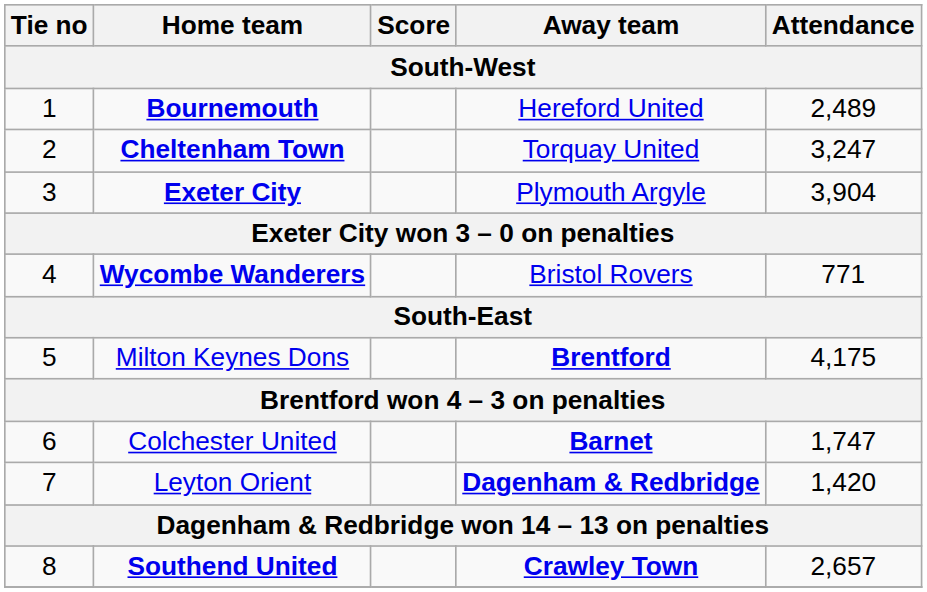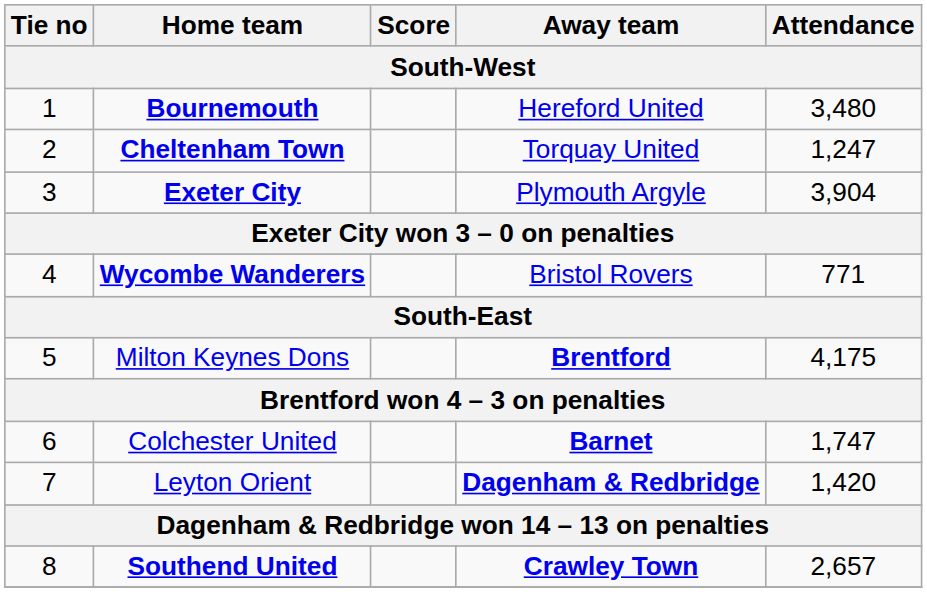(843, 108) 2,489 -> (843, 108) 3,480
(843, 150) 3,247 -> (843, 150) 1,247
